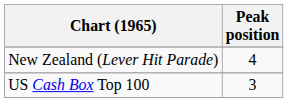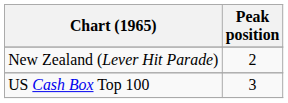(253, 60) 4 -> (253, 60) 2
